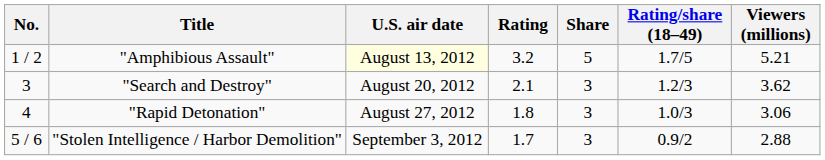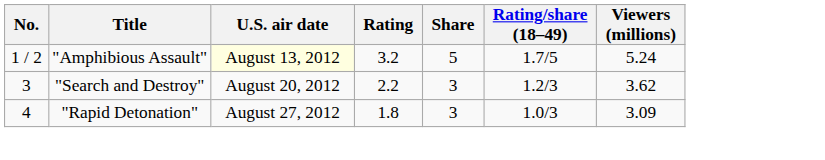(776, 58) 5.21 -> (641, 58) 5.24
(523, 85) 2.1 -> (388, 85) 2.2
(776, 112) 3.06 -> (641, 112) 3.09
- row: (197, 140)
